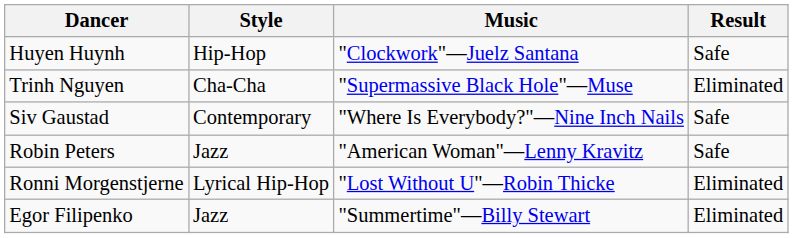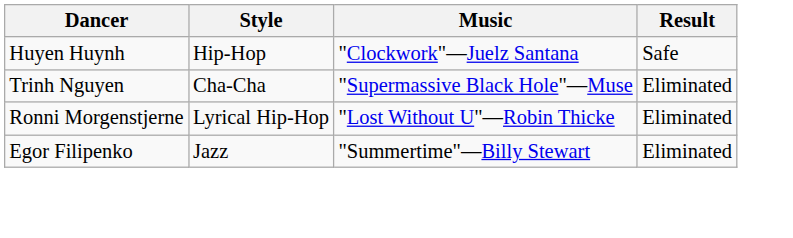- row: (59, 118)
- row: (62, 150)
